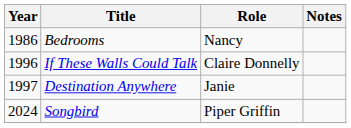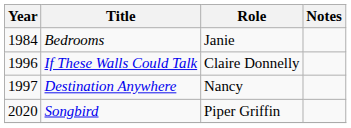(23, 39) 1986 -> (23, 39) 1984
(223, 39) Nancy -> (219, 39) Janie
(219, 87) Janie -> (223, 87) Nancy
(23, 110) 2024 -> (23, 110) 2020
